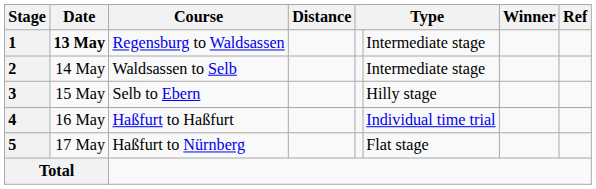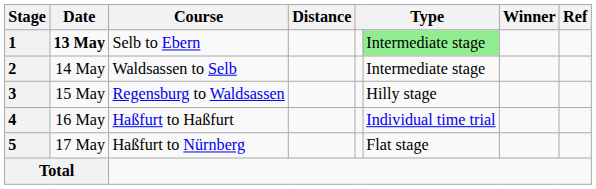(199, 42) Regensburg to Waldsassen -> (156, 42) Selb to Ebern
(426, 42) no background -> (426, 42) lightgreen background
(156, 94) Selb to Ebern -> (199, 94) Regensburg to Waldsassen
